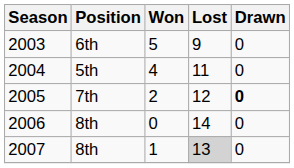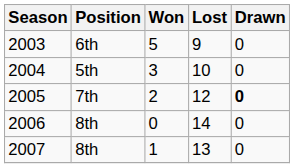(153, 70) 4 -> (153, 70) 3
(201, 70) 11 -> (201, 70) 10
(201, 149) lightgrey background -> (201, 149) no background
